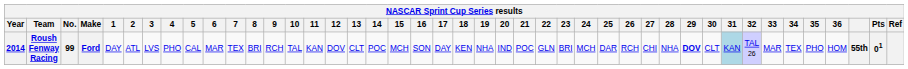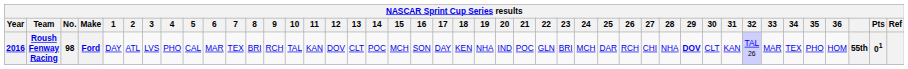(16, 48) 2014 -> (16, 48) 2016
(70, 48) 99 -> (70, 48) 98
(732, 48) lightblue background -> (732, 48) no background
